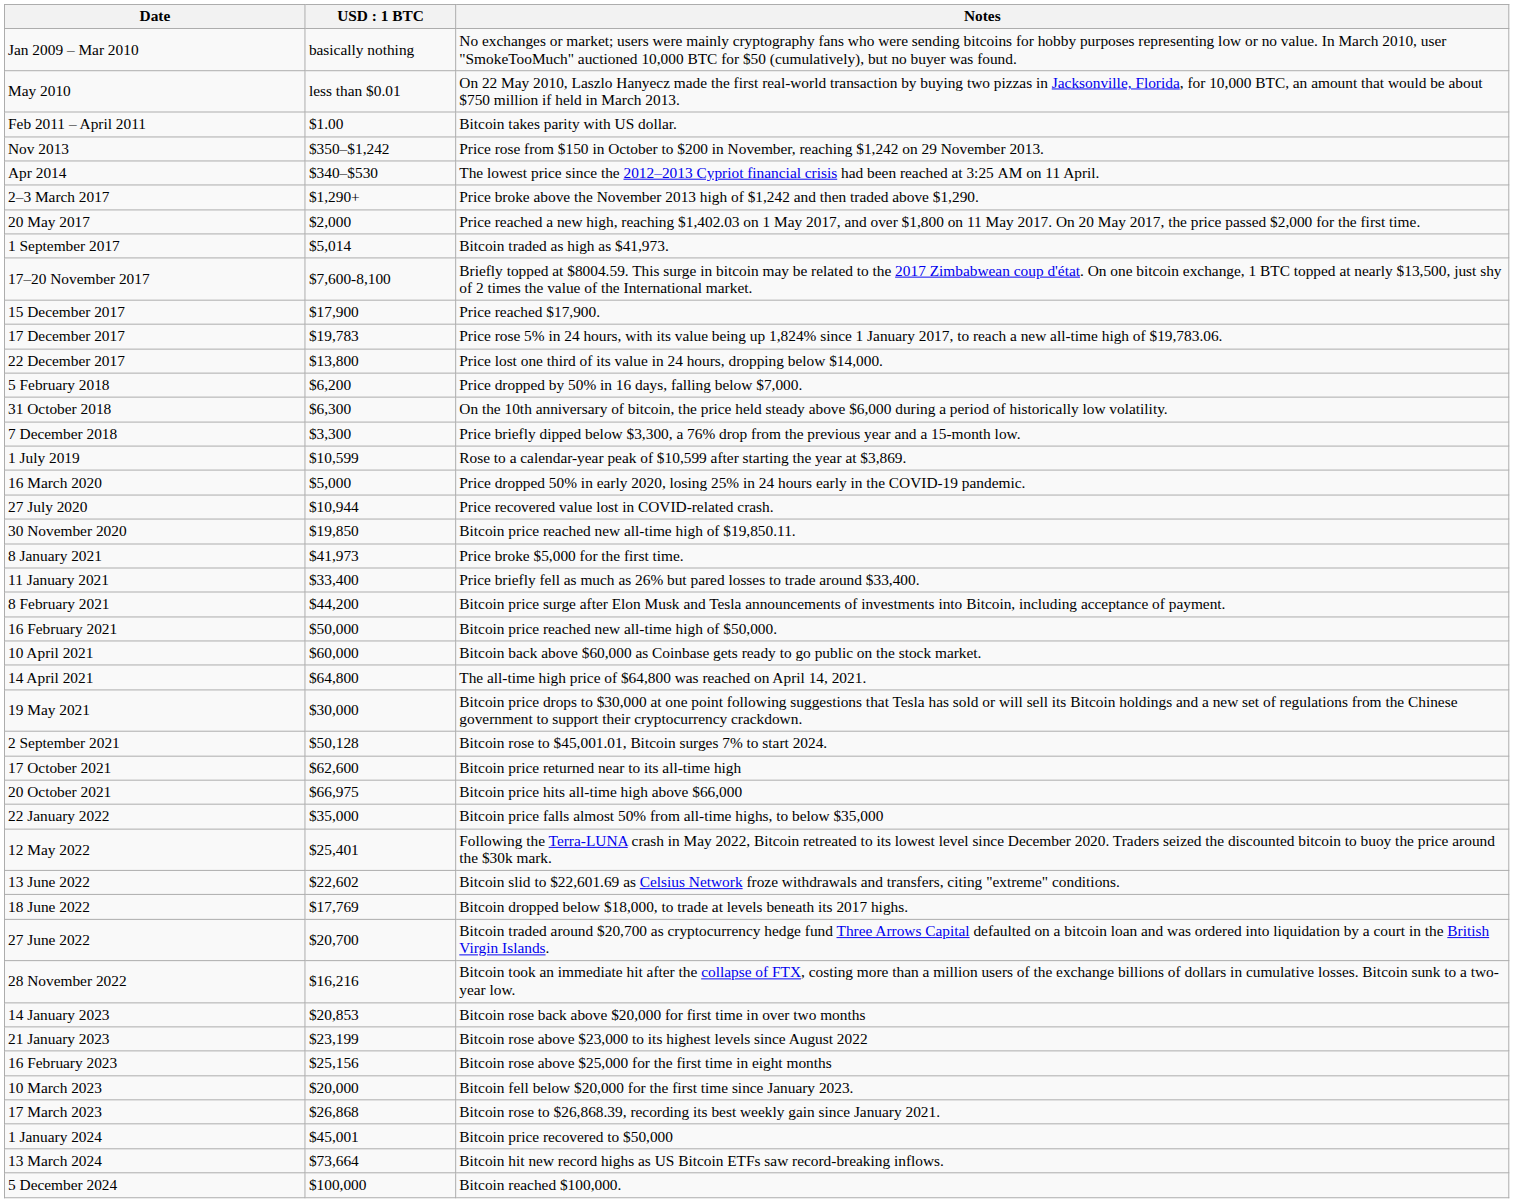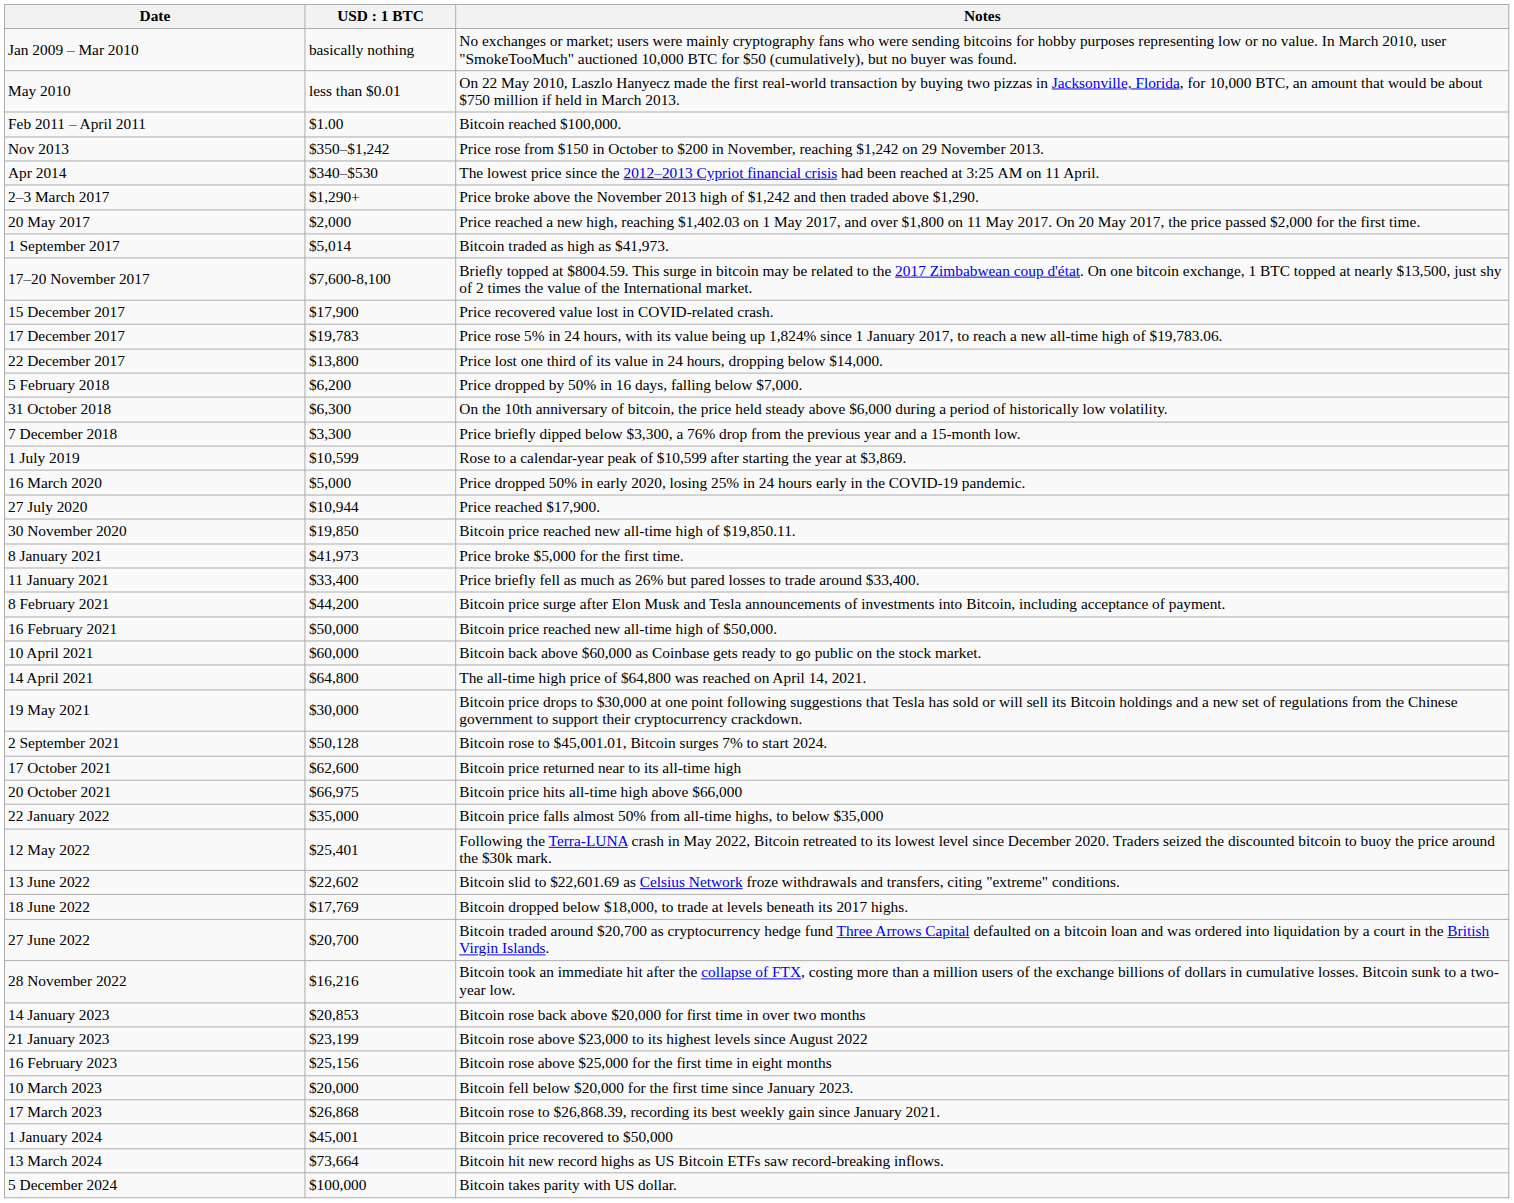(568, 124) Bitcoin takes parity with US dollar. -> (540, 124) Bitcoin reached $100,000.
(530, 312) Price reached $17,900. -> (616, 312) Price recovered value lost in COVID-related crash.
(616, 507) Price recovered value lost in COVID-related crash. -> (530, 507) Price reached $17,900.
(540, 1185) Bitcoin reached $100,000. -> (568, 1185) Bitcoin takes parity with US dollar.
